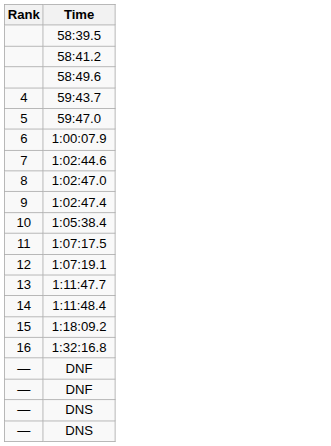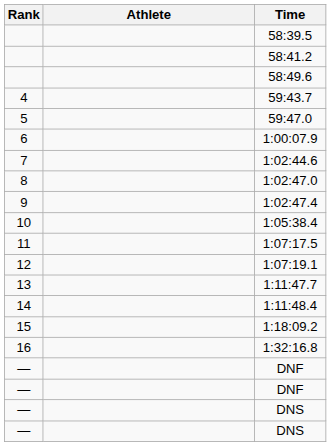+ column: (149, 14)
